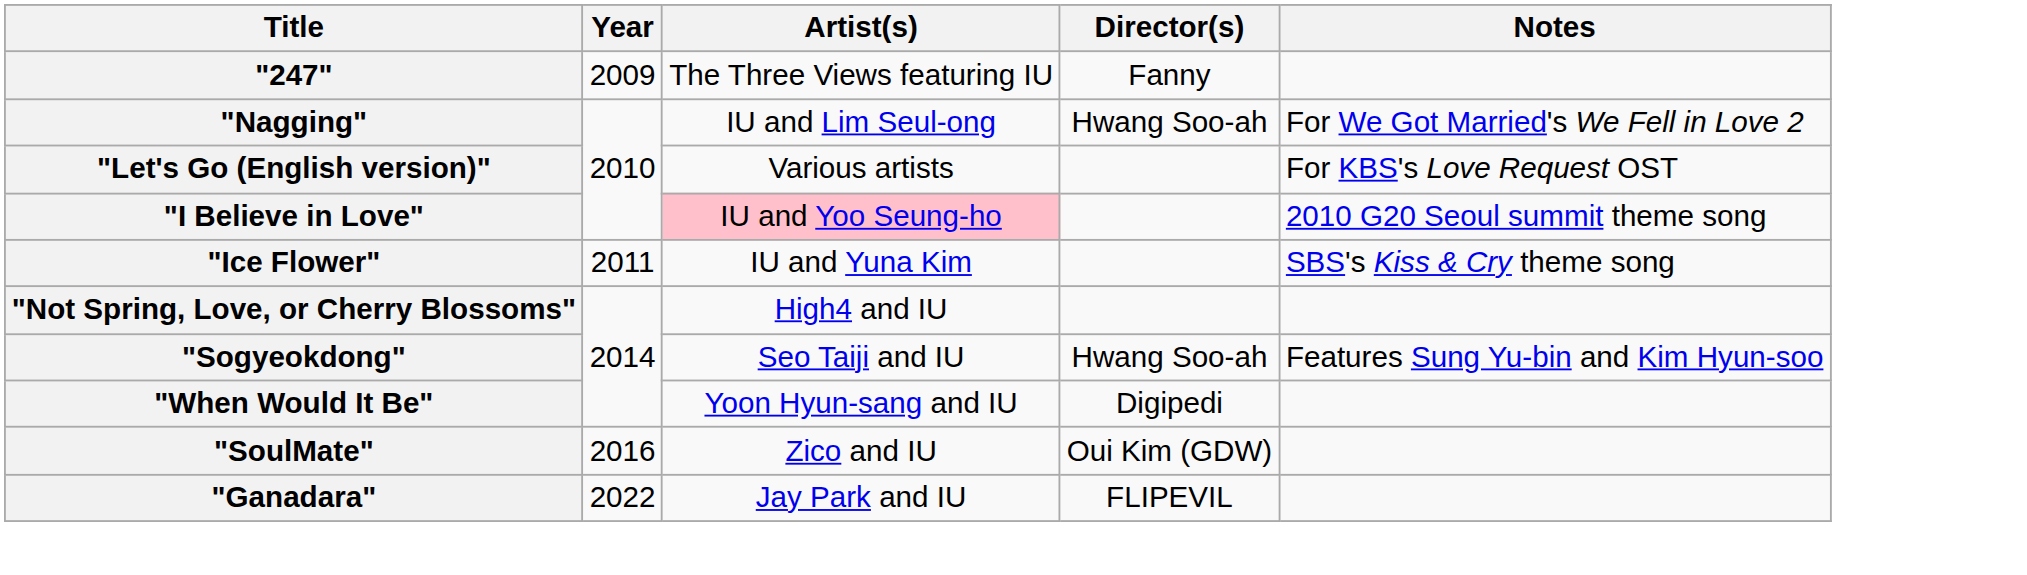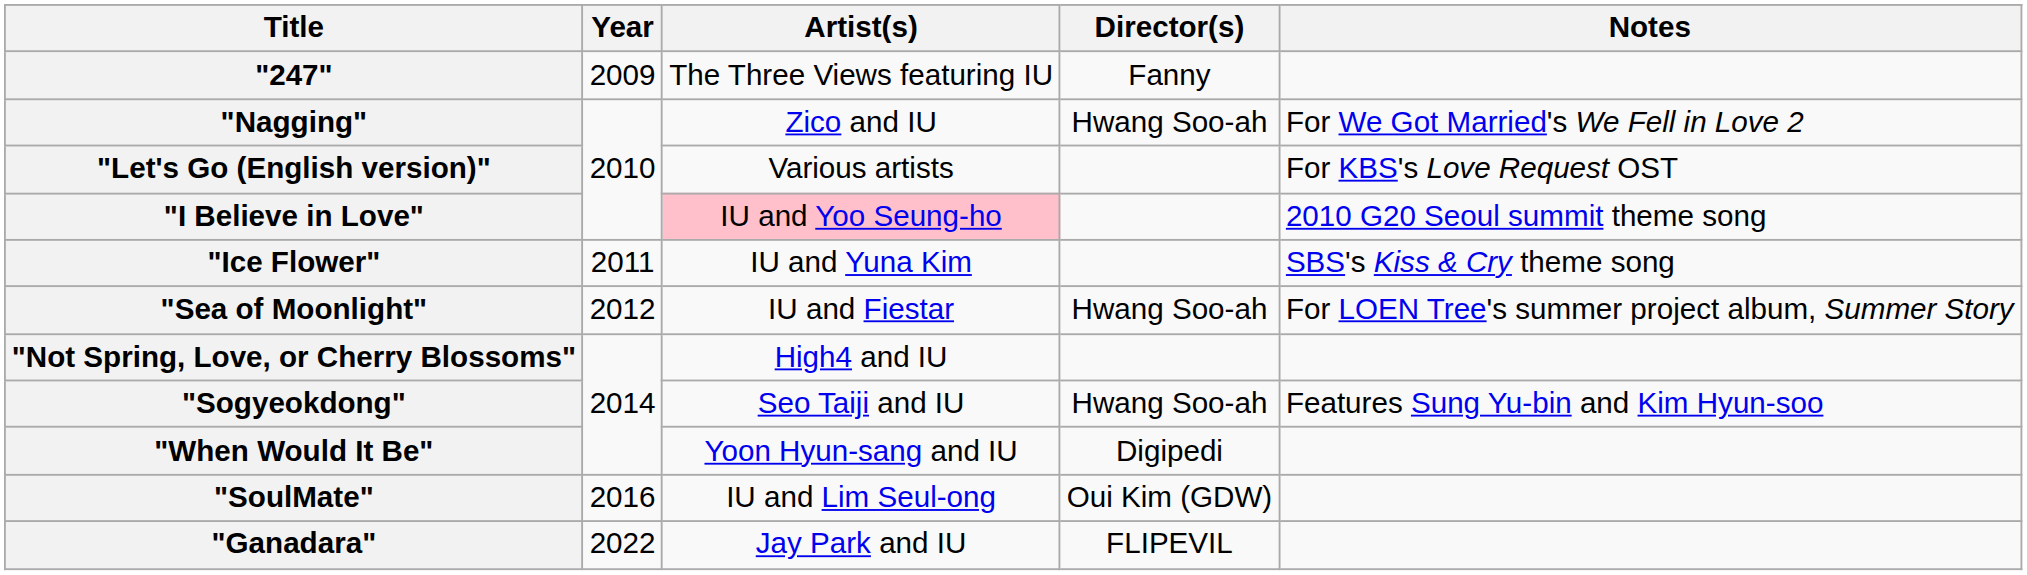(861, 121) IU and Lim Seul-ong -> (861, 121) Zico and IU
+ row: (294, 309)
(861, 450) Zico and IU -> (861, 497) IU and Lim Seul-ong
